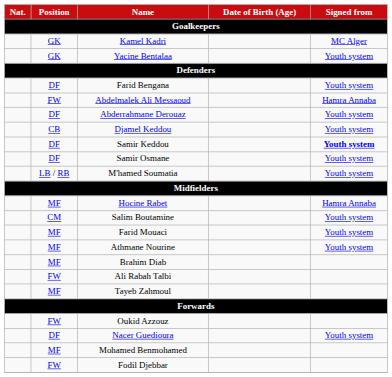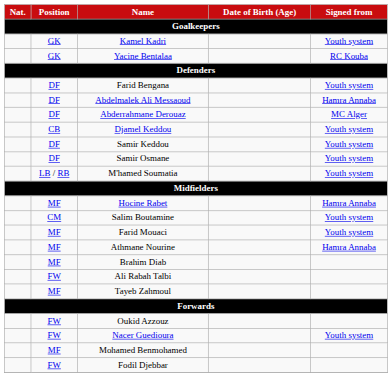(349, 41) MC Alger -> (349, 41) Youth system
(349, 56) Youth system -> (349, 56) RC Kouba
(54, 100) FW -> (54, 100) DF
(349, 115) Youth system -> (349, 115) MC Alger
(349, 144) bold -> (349, 144) normal
(349, 247) Youth system -> (349, 247) Hamra Annaba
(54, 336) DF -> (54, 336) FW
